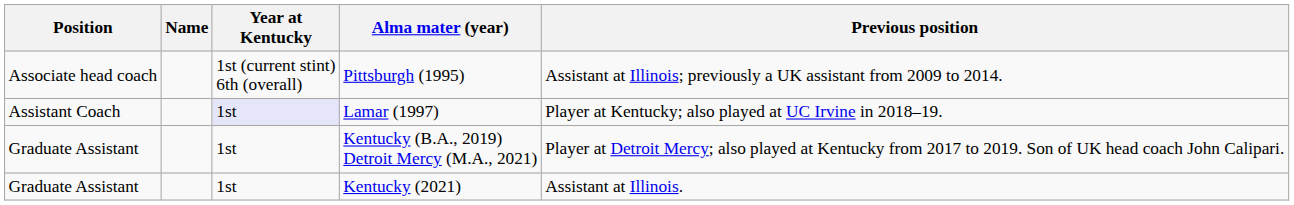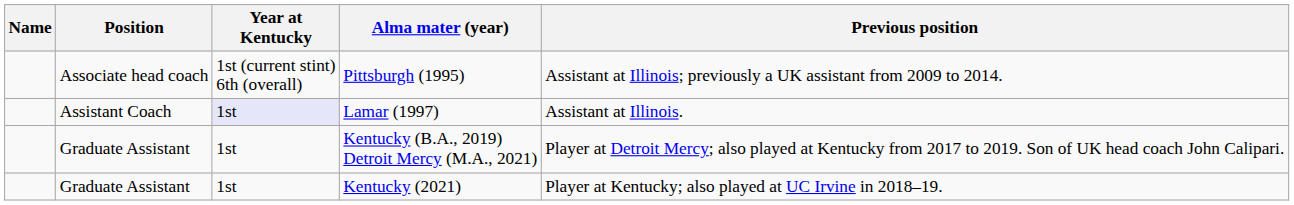columns swapped: (187, 27) <-> (83, 27)
(744, 111) Player at Kentucky; also played at UC Irvine in 2018–19. -> (614, 111) Assistant at Illinois.
(614, 186) Assistant at Illinois. -> (744, 186) Player at Kentucky; also played at UC Irvine in 2018–19.
